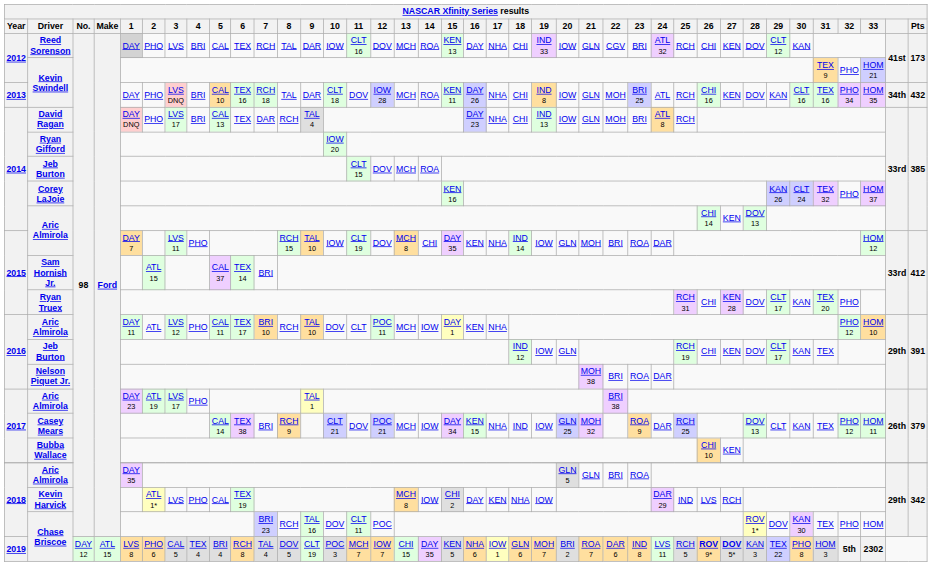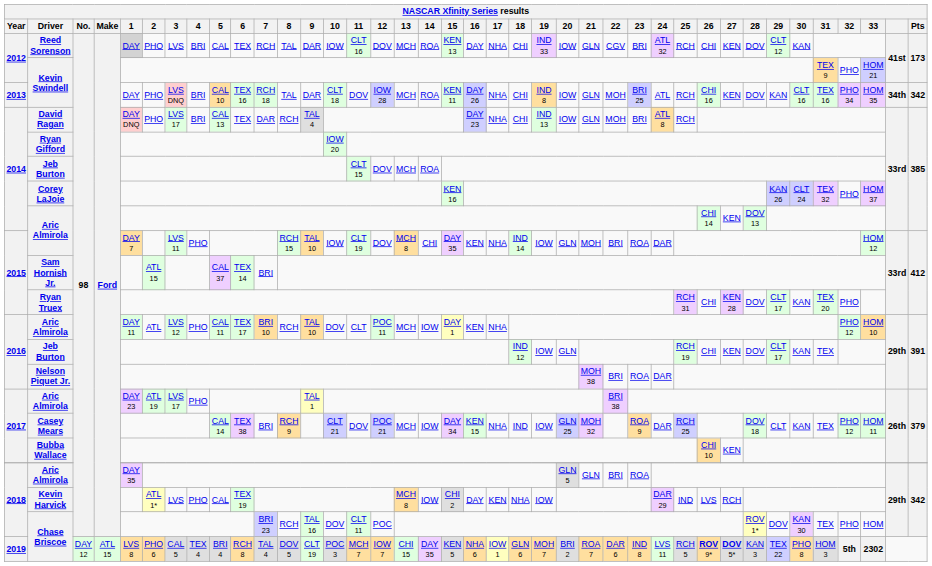(918, 95) 432 -> (918, 95) 342
(755, 425) DOV 13 -> (755, 425) DOV 18
